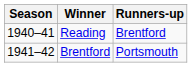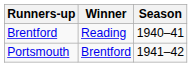columns swapped: (31, 14) <-> (150, 14)
